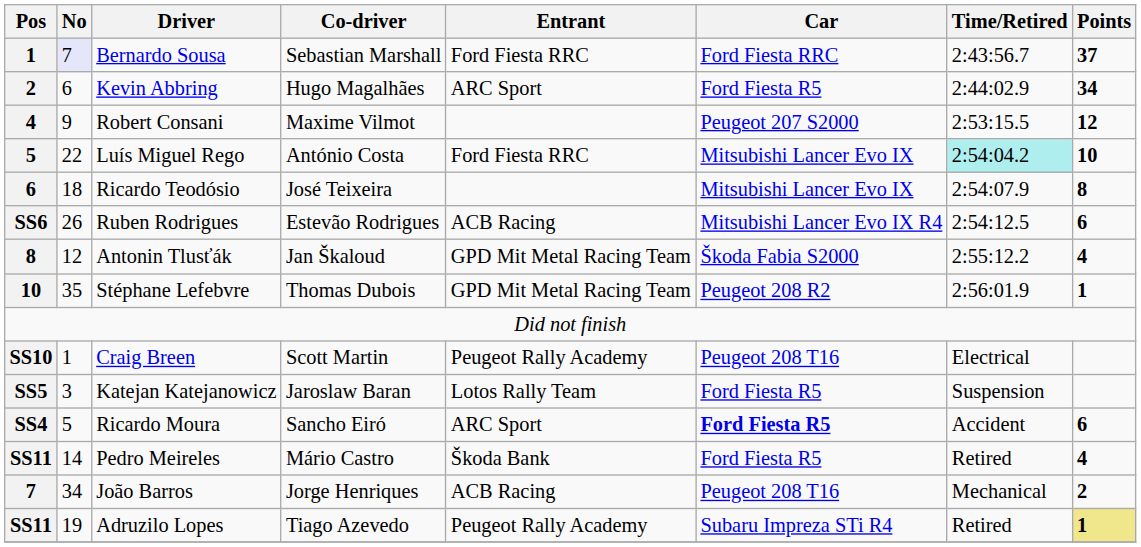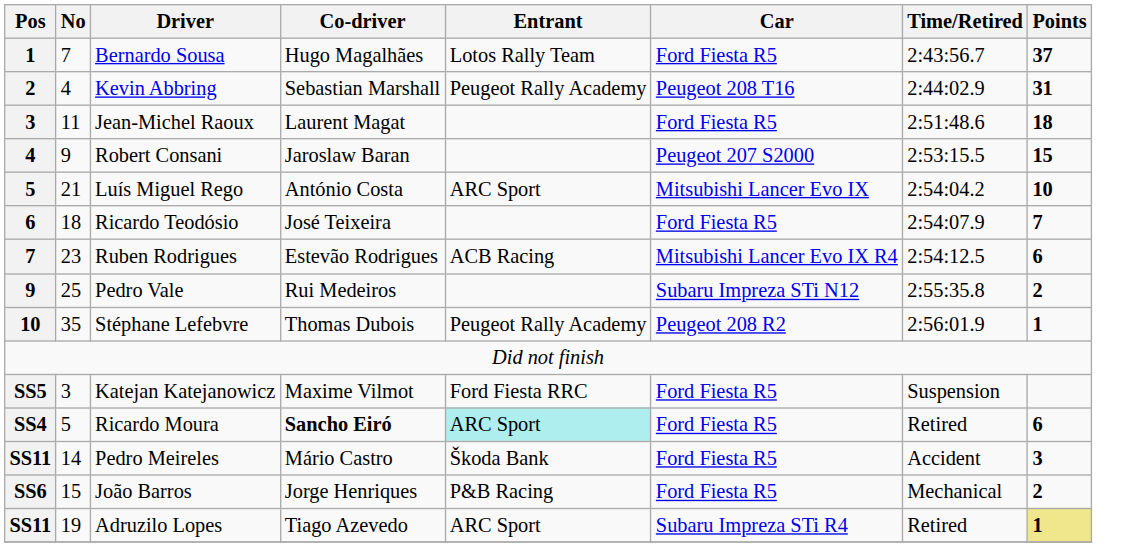(67, 55) lavender background -> (66, 55) no background
(364, 55) Sebastian Marshall -> (354, 55) Hugo Magalhães
(520, 55) Ford Fiesta RRC -> (522, 55) Lotos Rally Team
(769, 55) Ford Fiesta RRC -> (716, 55) Ford Fiesta R5
(67, 88) 6 -> (66, 88) 4
(355, 88) Hugo Magalhães -> (363, 88) Sebastian Marshall
(496, 88) ARC Sport -> (548, 88) Peugeot Rally Academy
(761, 88) Ford Fiesta R5 -> (725, 88) Peugeot 208 T16
(1087, 88) 34 -> (1043, 88) 31
+ row: (174, 122)
(350, 122) Maxime Vilmot -> (347, 155) Jaroslaw Baran
(1087, 122) 12 -> (1043, 155) 15
(72, 155) 22 -> (71, 189) 21
(520, 155) Ford Fiesta RRC -> (495, 189) ARC Sport
(991, 155) paleturquoise background -> (946, 189) no background
(807, 189) Mitsubishi Lancer Evo IX -> (716, 222) Ford Fiesta R5
(1082, 189) 8 -> (1037, 222) 7
(31, 222) SS6 -> (30, 256) 7
(72, 222) 26 -> (71, 256) 23
- row: (164, 256)
+ row: (139, 290)
(571, 290) GPD Mit Metal Racing Team -> (548, 323) Peugeot Rally Academy
- row: (146, 357)
(348, 390) Jaroslaw Baran -> (349, 390) Maxime Vilmot
(523, 390) Lotos Rally Team -> (519, 390) Ford Fiesta RRC
(336, 424) normal -> (338, 424) bold
(496, 424) no background -> (495, 424) paleturquoise background
(765, 424) bold -> (716, 424) normal
(989, 424) Accident -> (937, 424) Retired
(982, 458) Retired -> (944, 458) Accident
(1082, 458) 4 -> (1037, 458) 3
(31, 491) 7 -> (30, 491) SS6
(72, 491) 34 -> (71, 491) 15
(503, 491) ACB Racing -> (501, 491) P&B Racing
(770, 491) Peugeot 208 T16 -> (716, 491) Ford Fiesta R5
(549, 525) Peugeot Rally Academy -> (495, 525) ARC Sport
